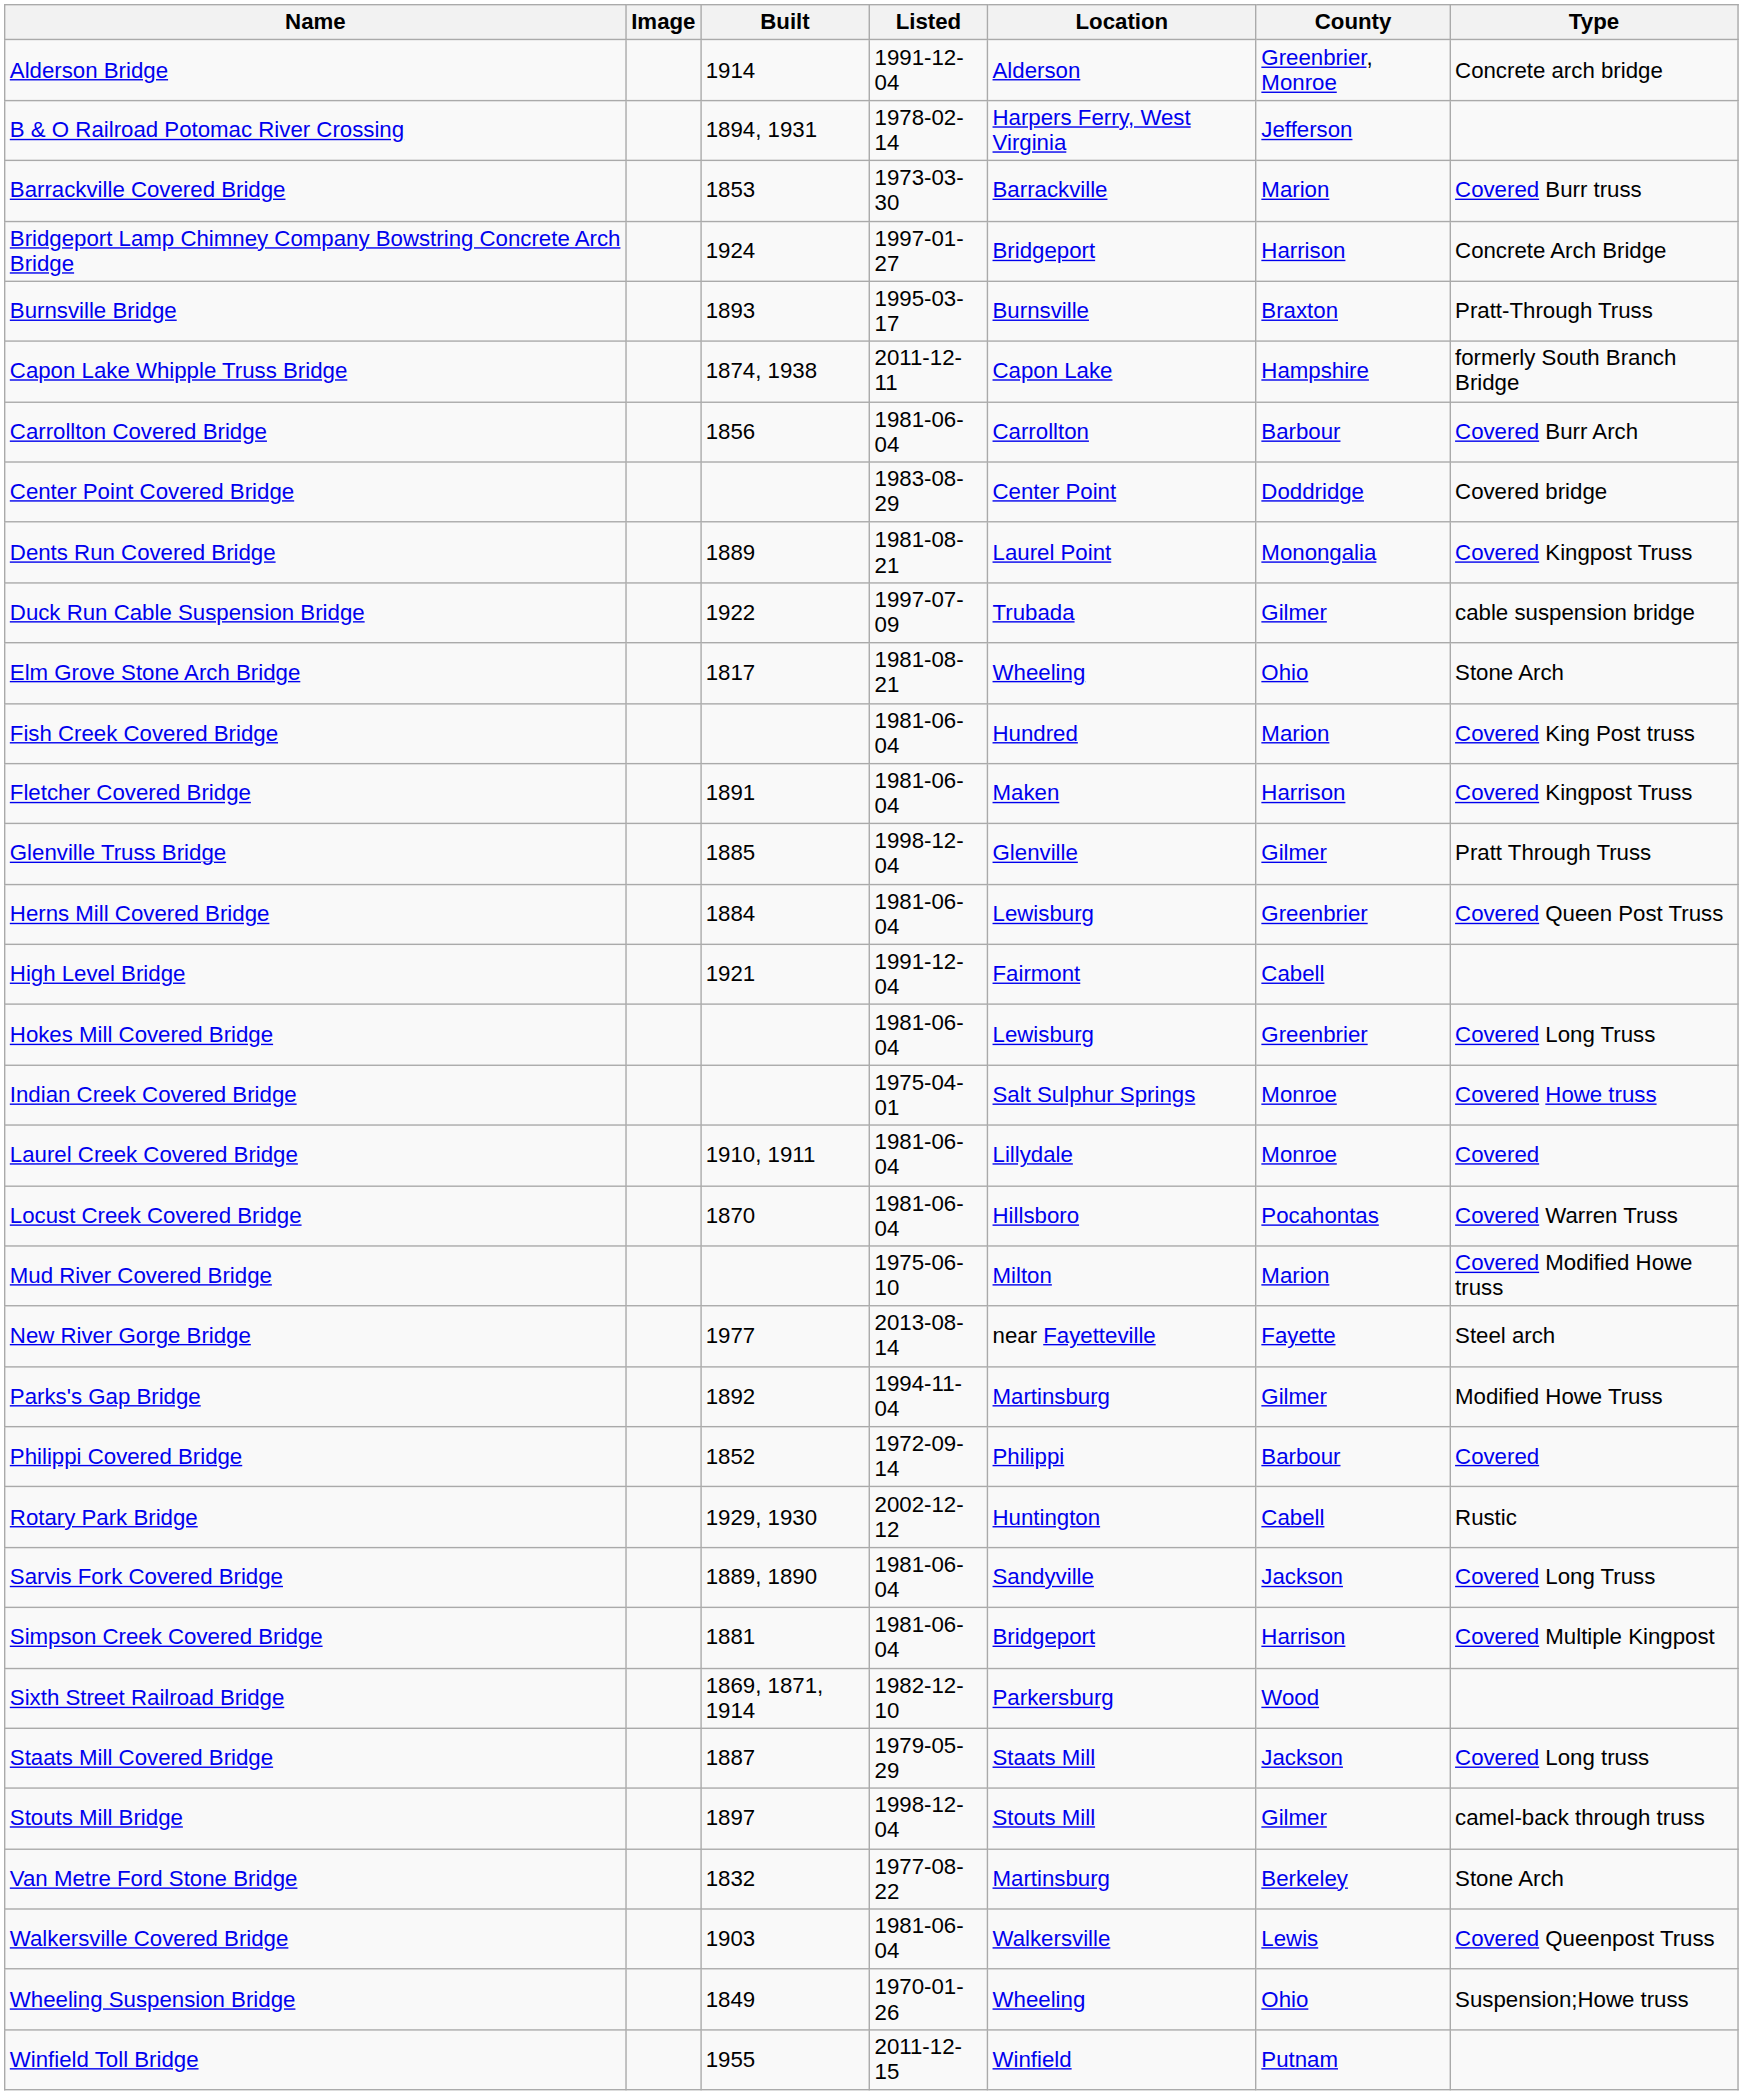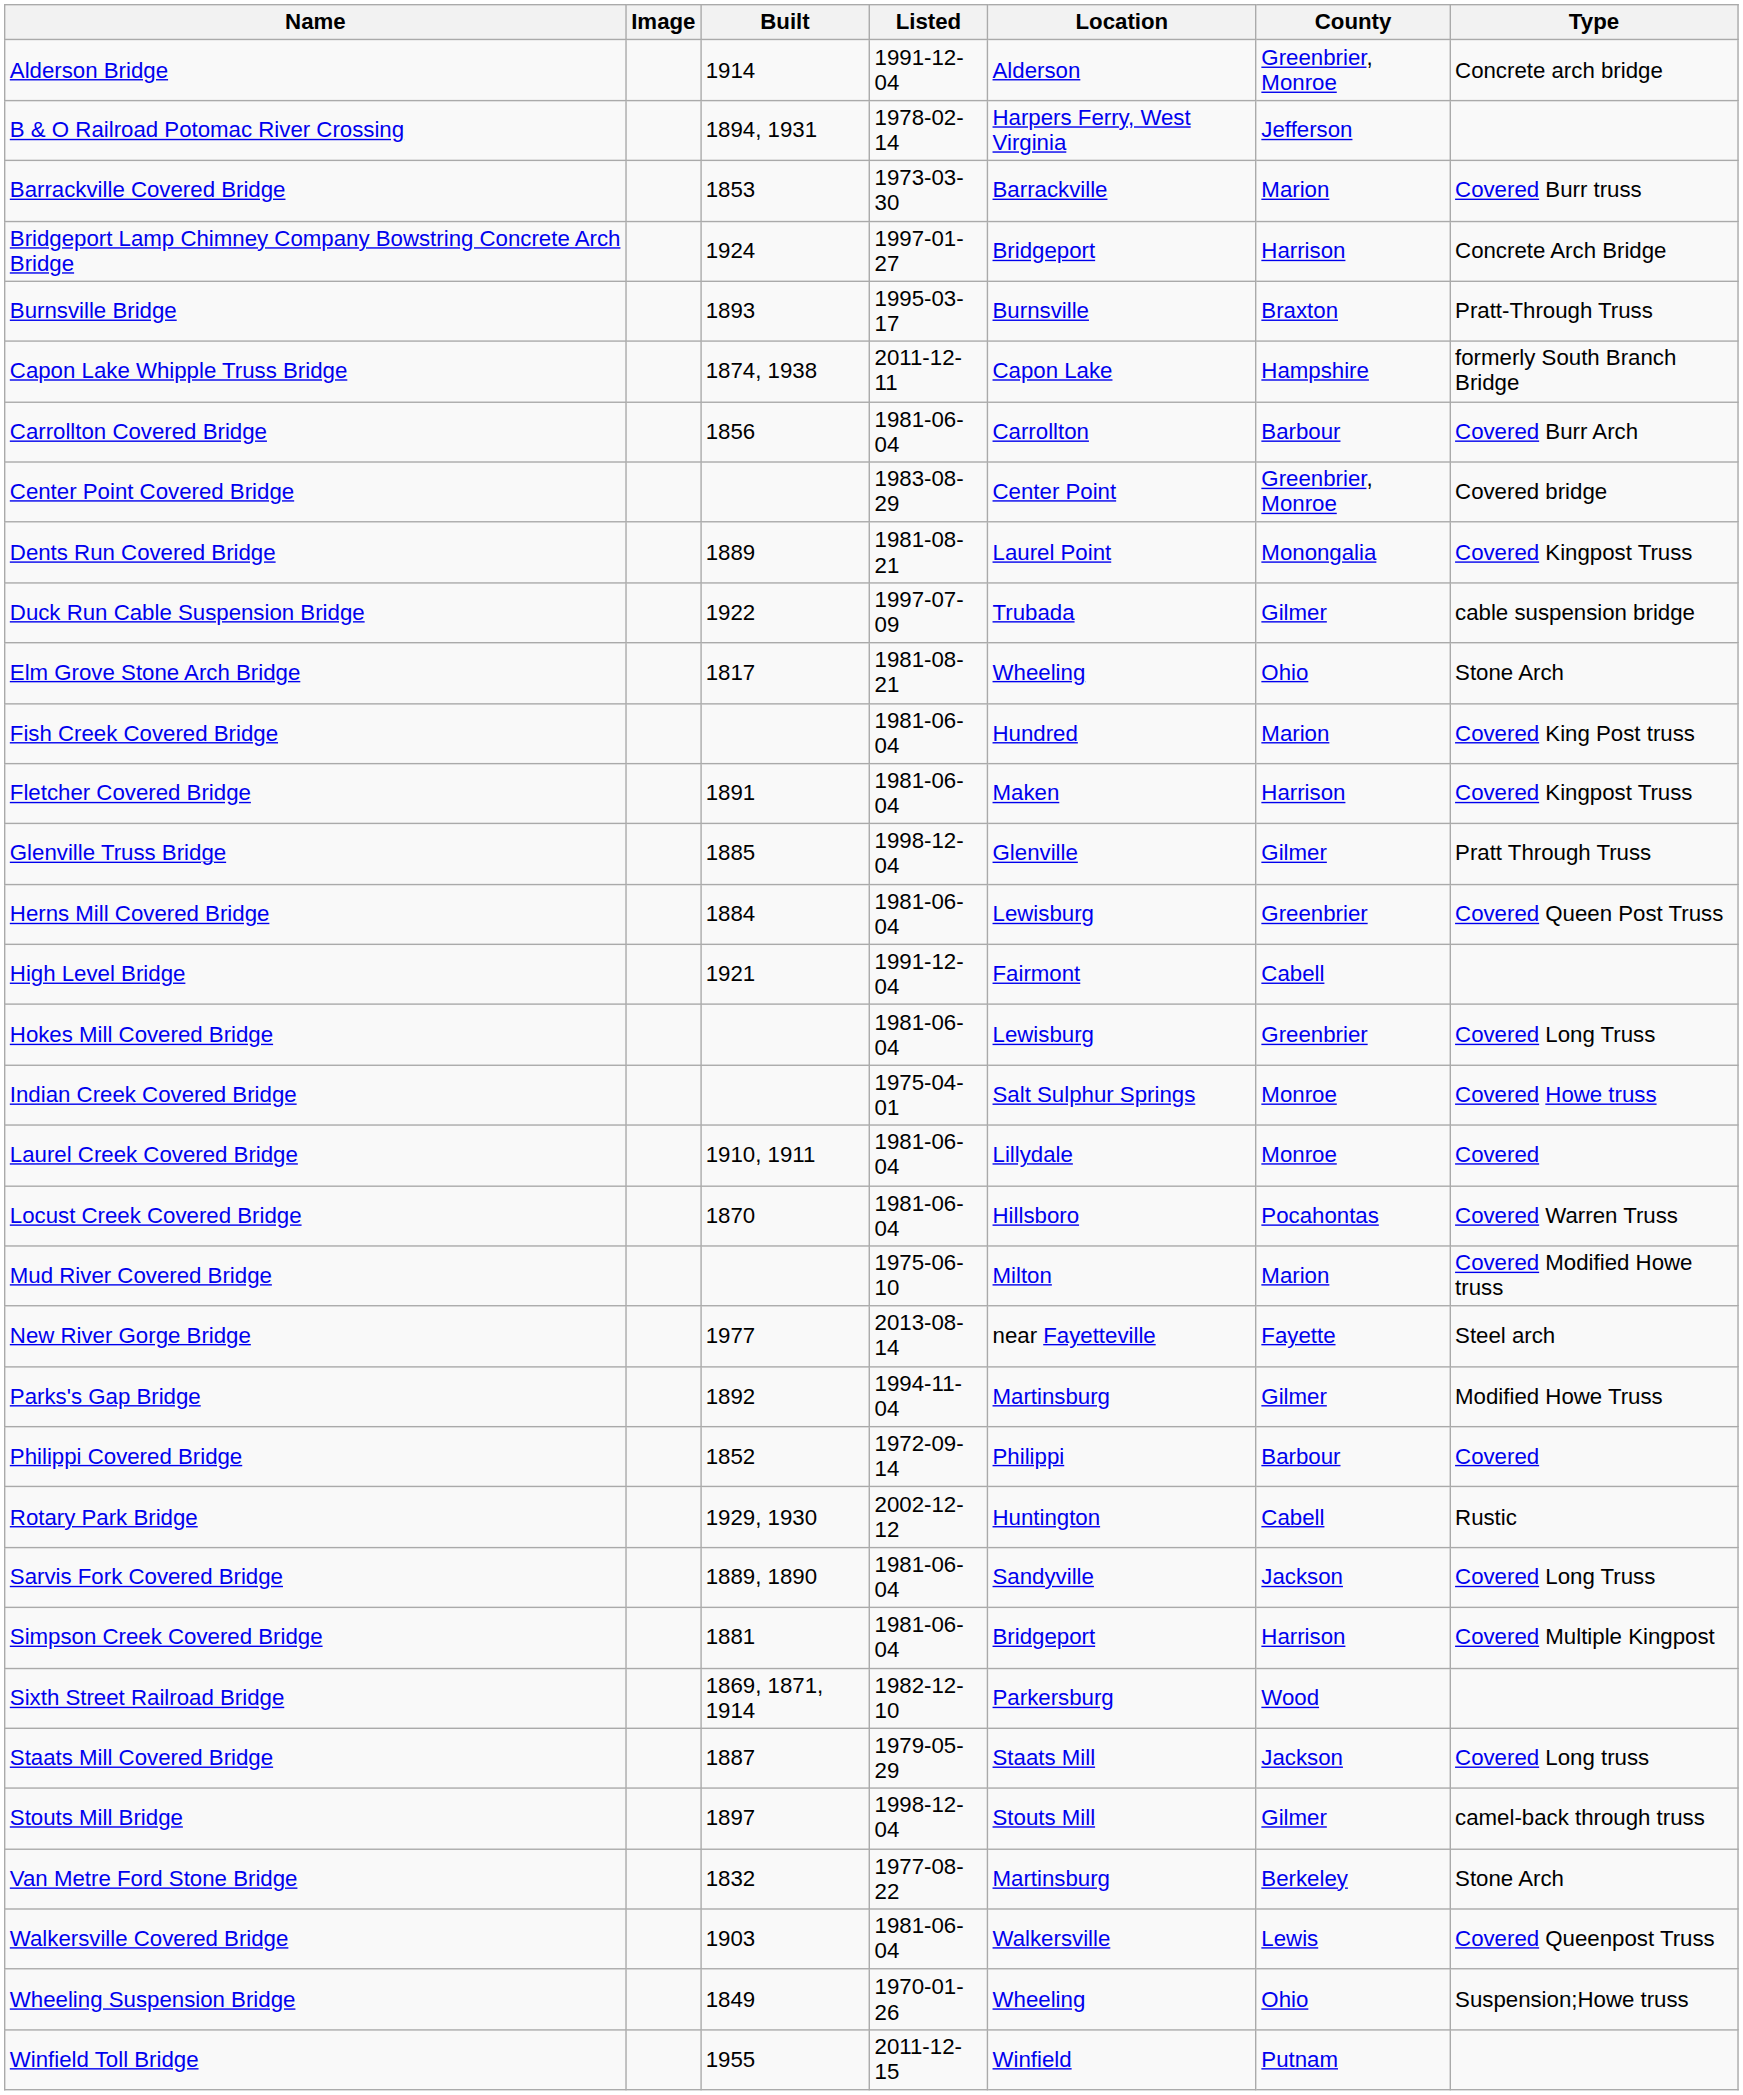(1313, 491) Doddridge -> (1317, 491) Greenbrier, Monroe
